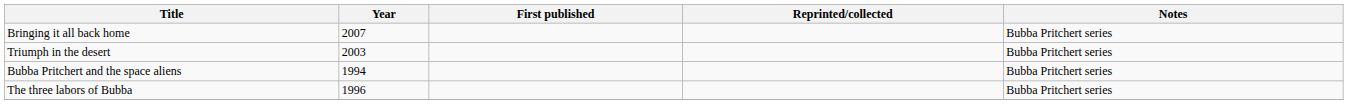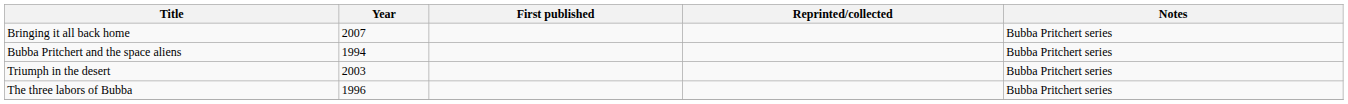rows swapped: (59, 52) <-> (94, 71)
